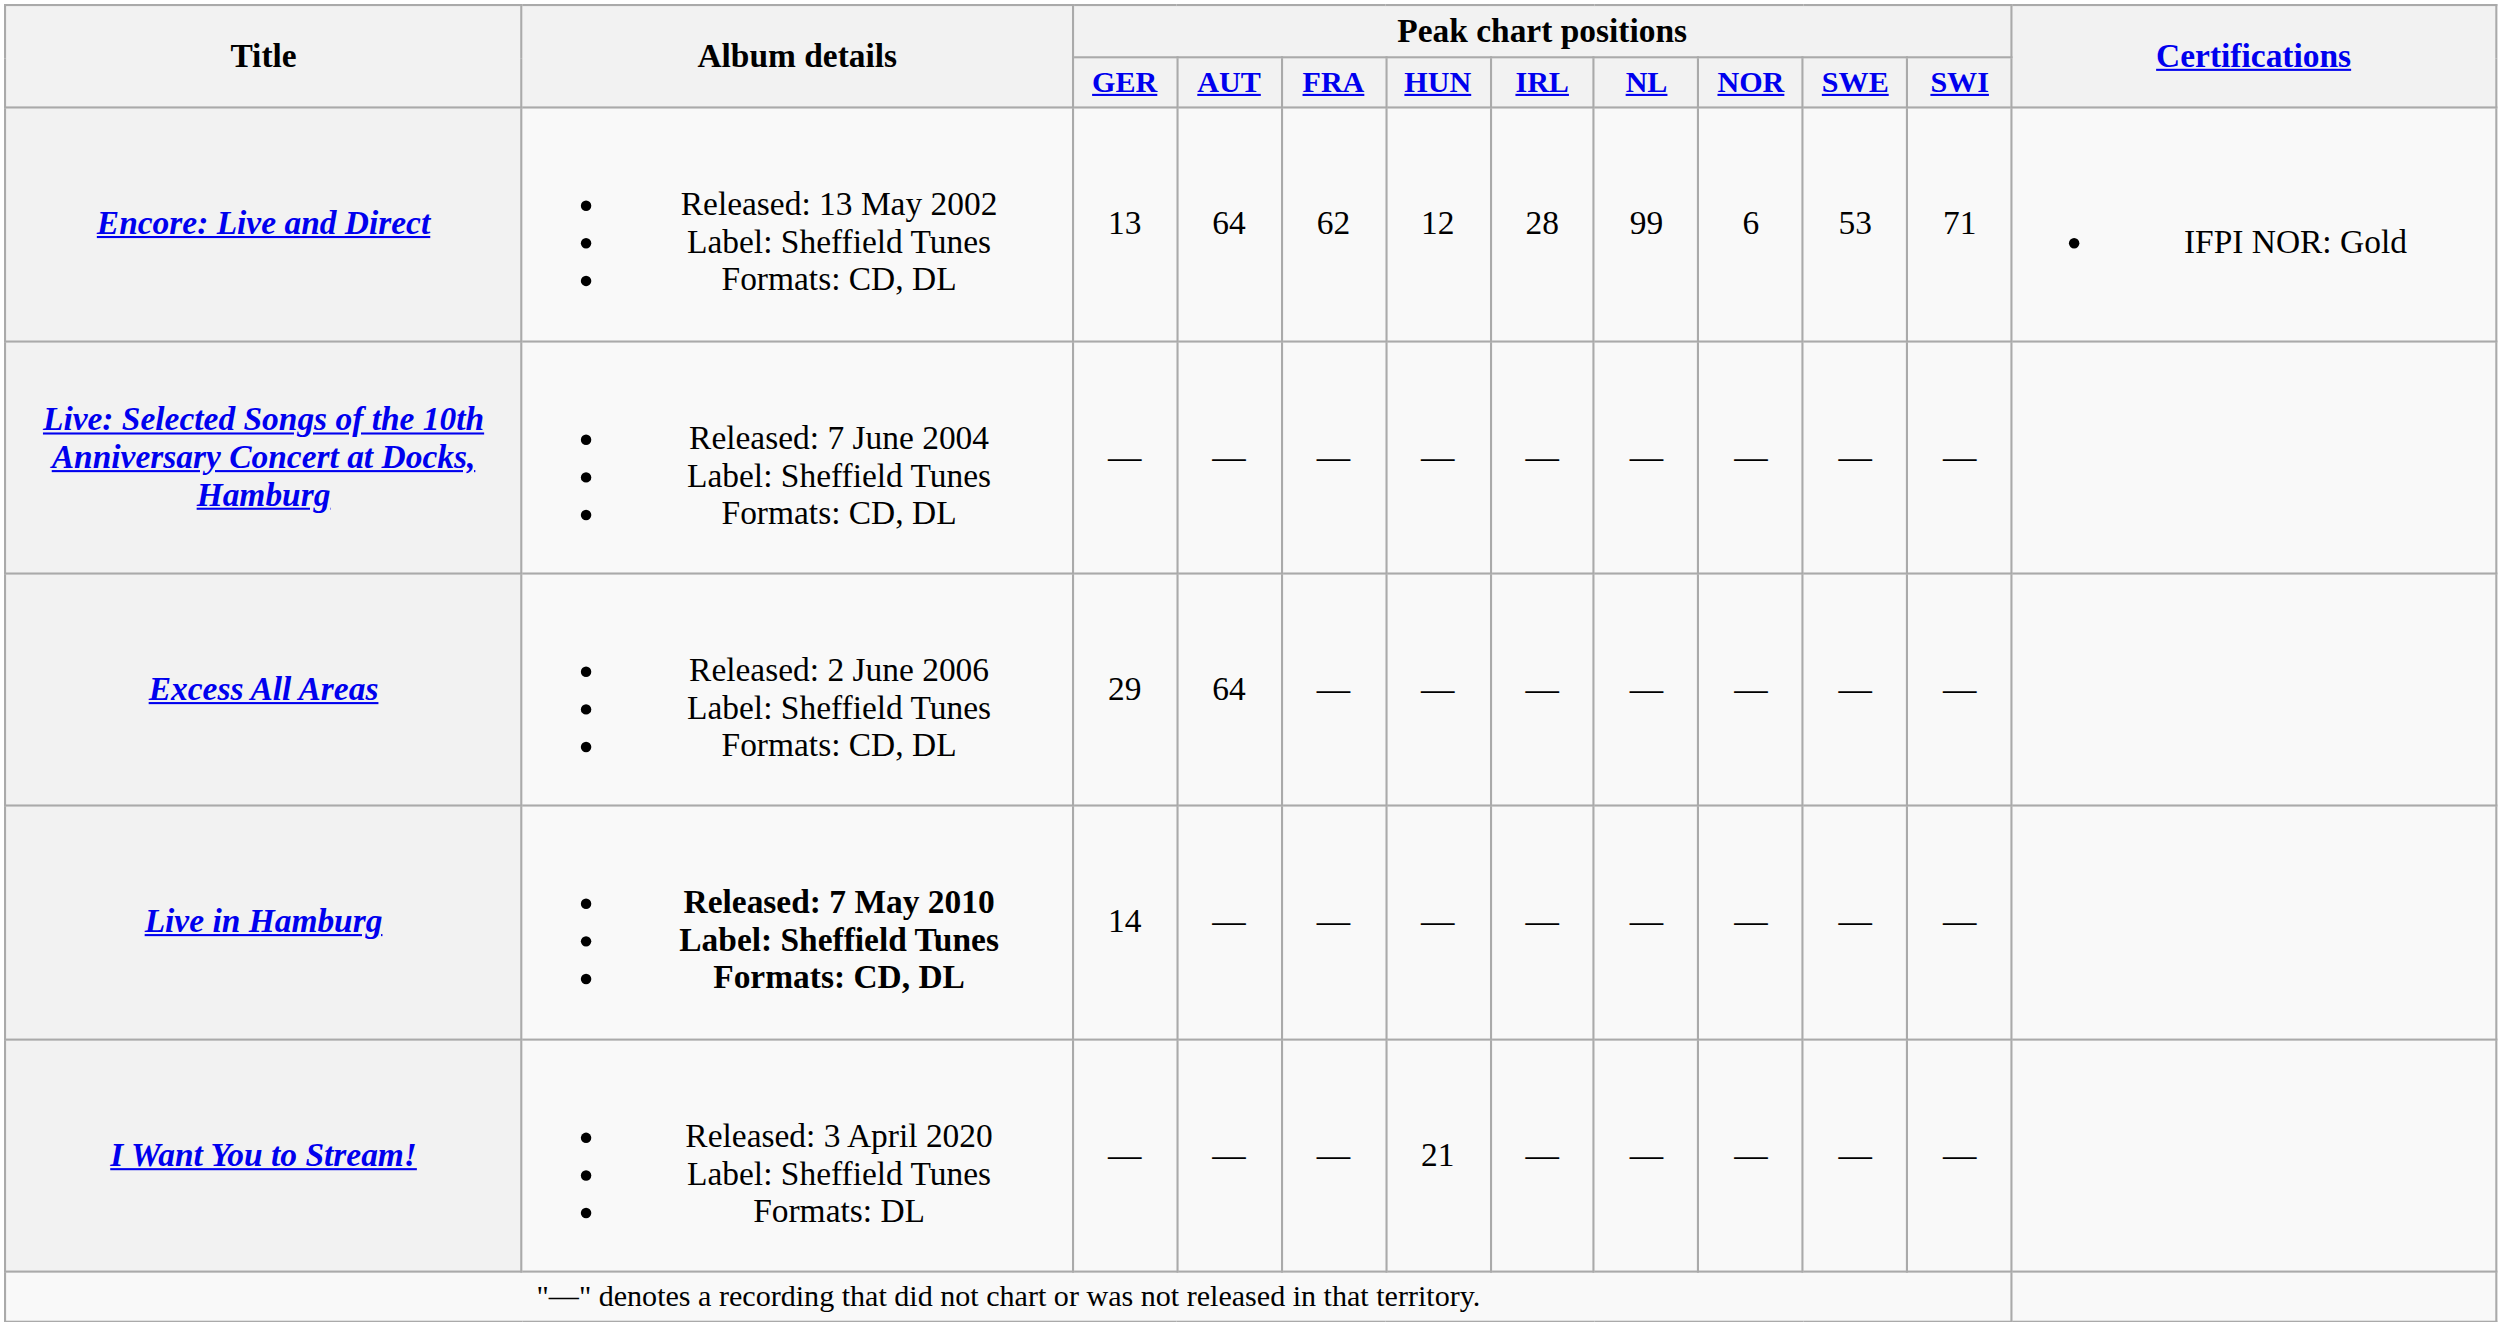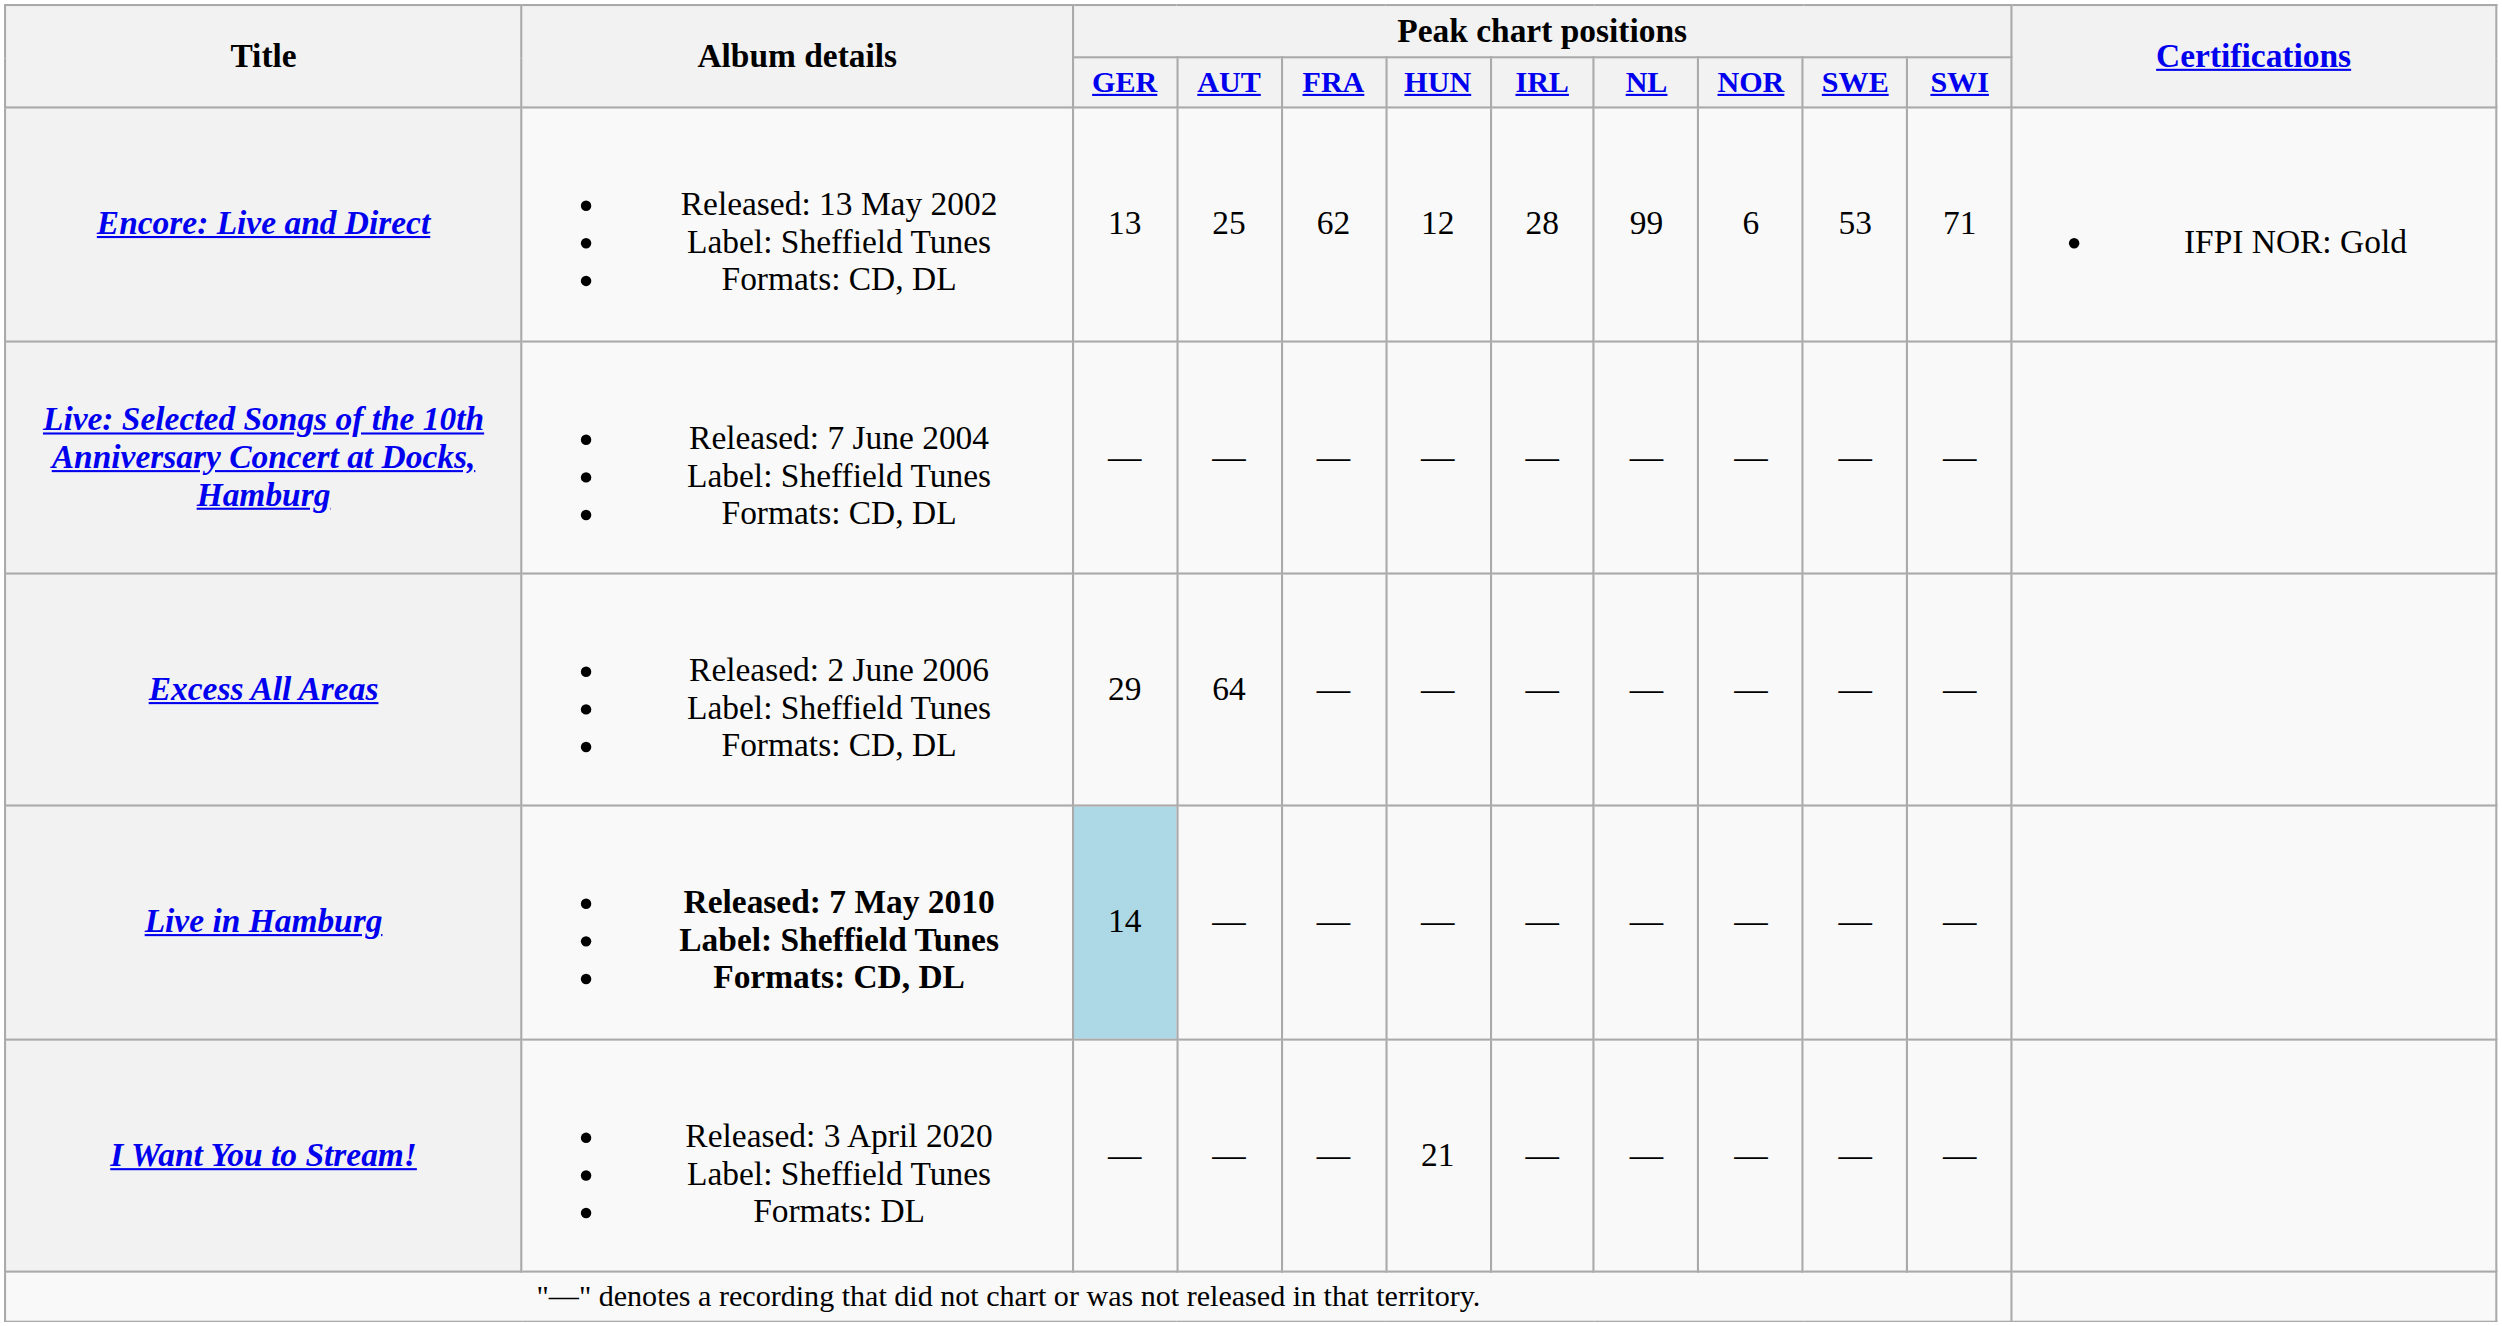(1229, 223) 64 -> (1229, 223) 25
(1125, 921) no background -> (1125, 921) lightblue background
